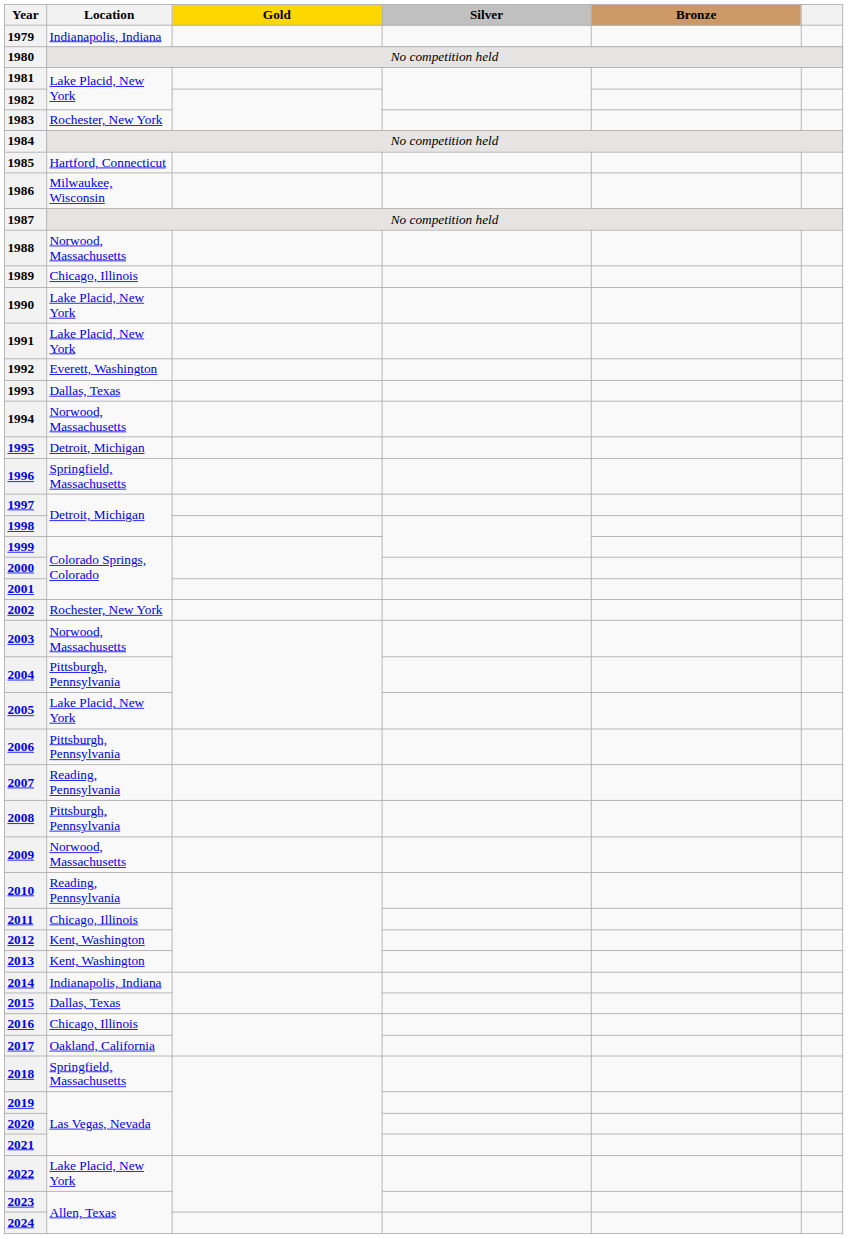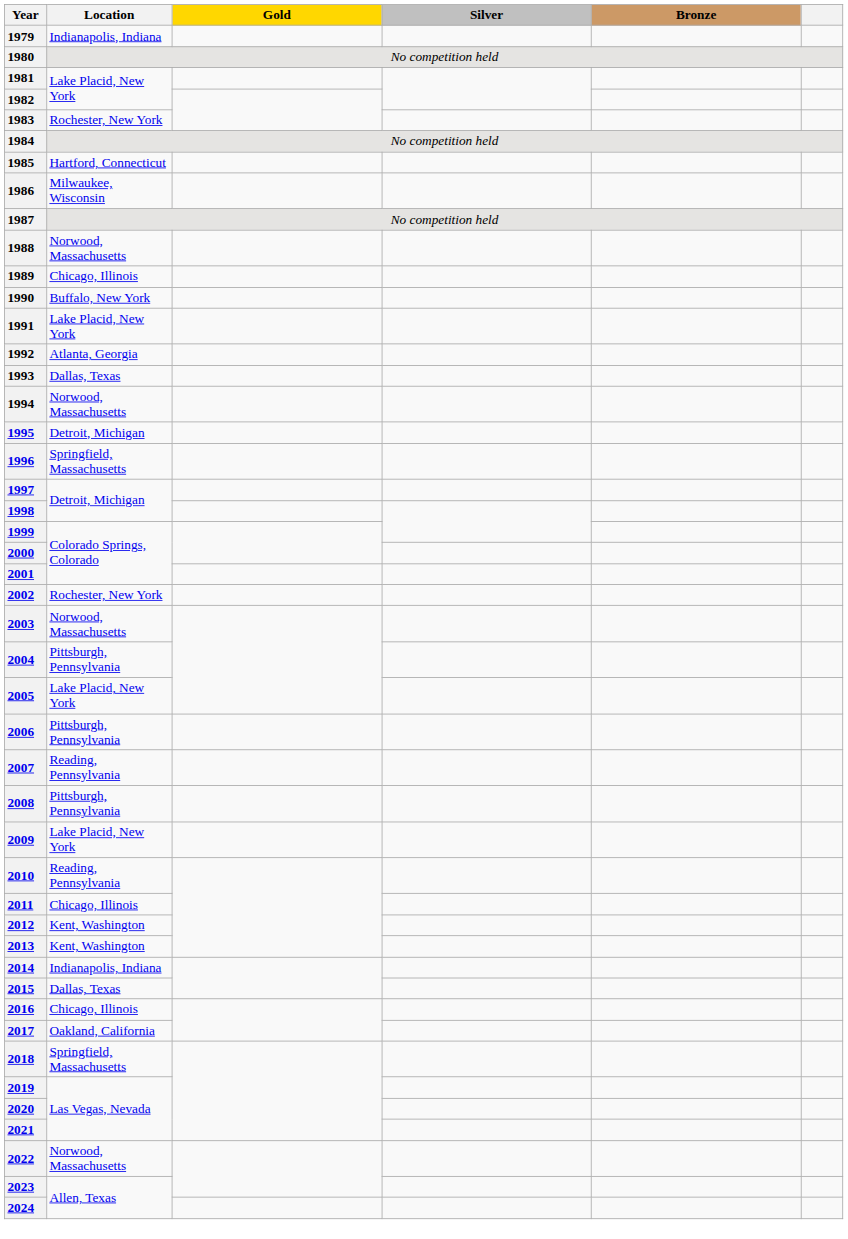(97, 305) Lake Placid, New York -> (100, 297) Buffalo, New York
(103, 369) Everett, Washington -> (94, 354) Atlanta, Georgia
(88, 854) Norwood, Massachusetts -> (97, 839) Lake Placid, New York
(97, 1173) Lake Placid, New York -> (88, 1158) Norwood, Massachusetts
